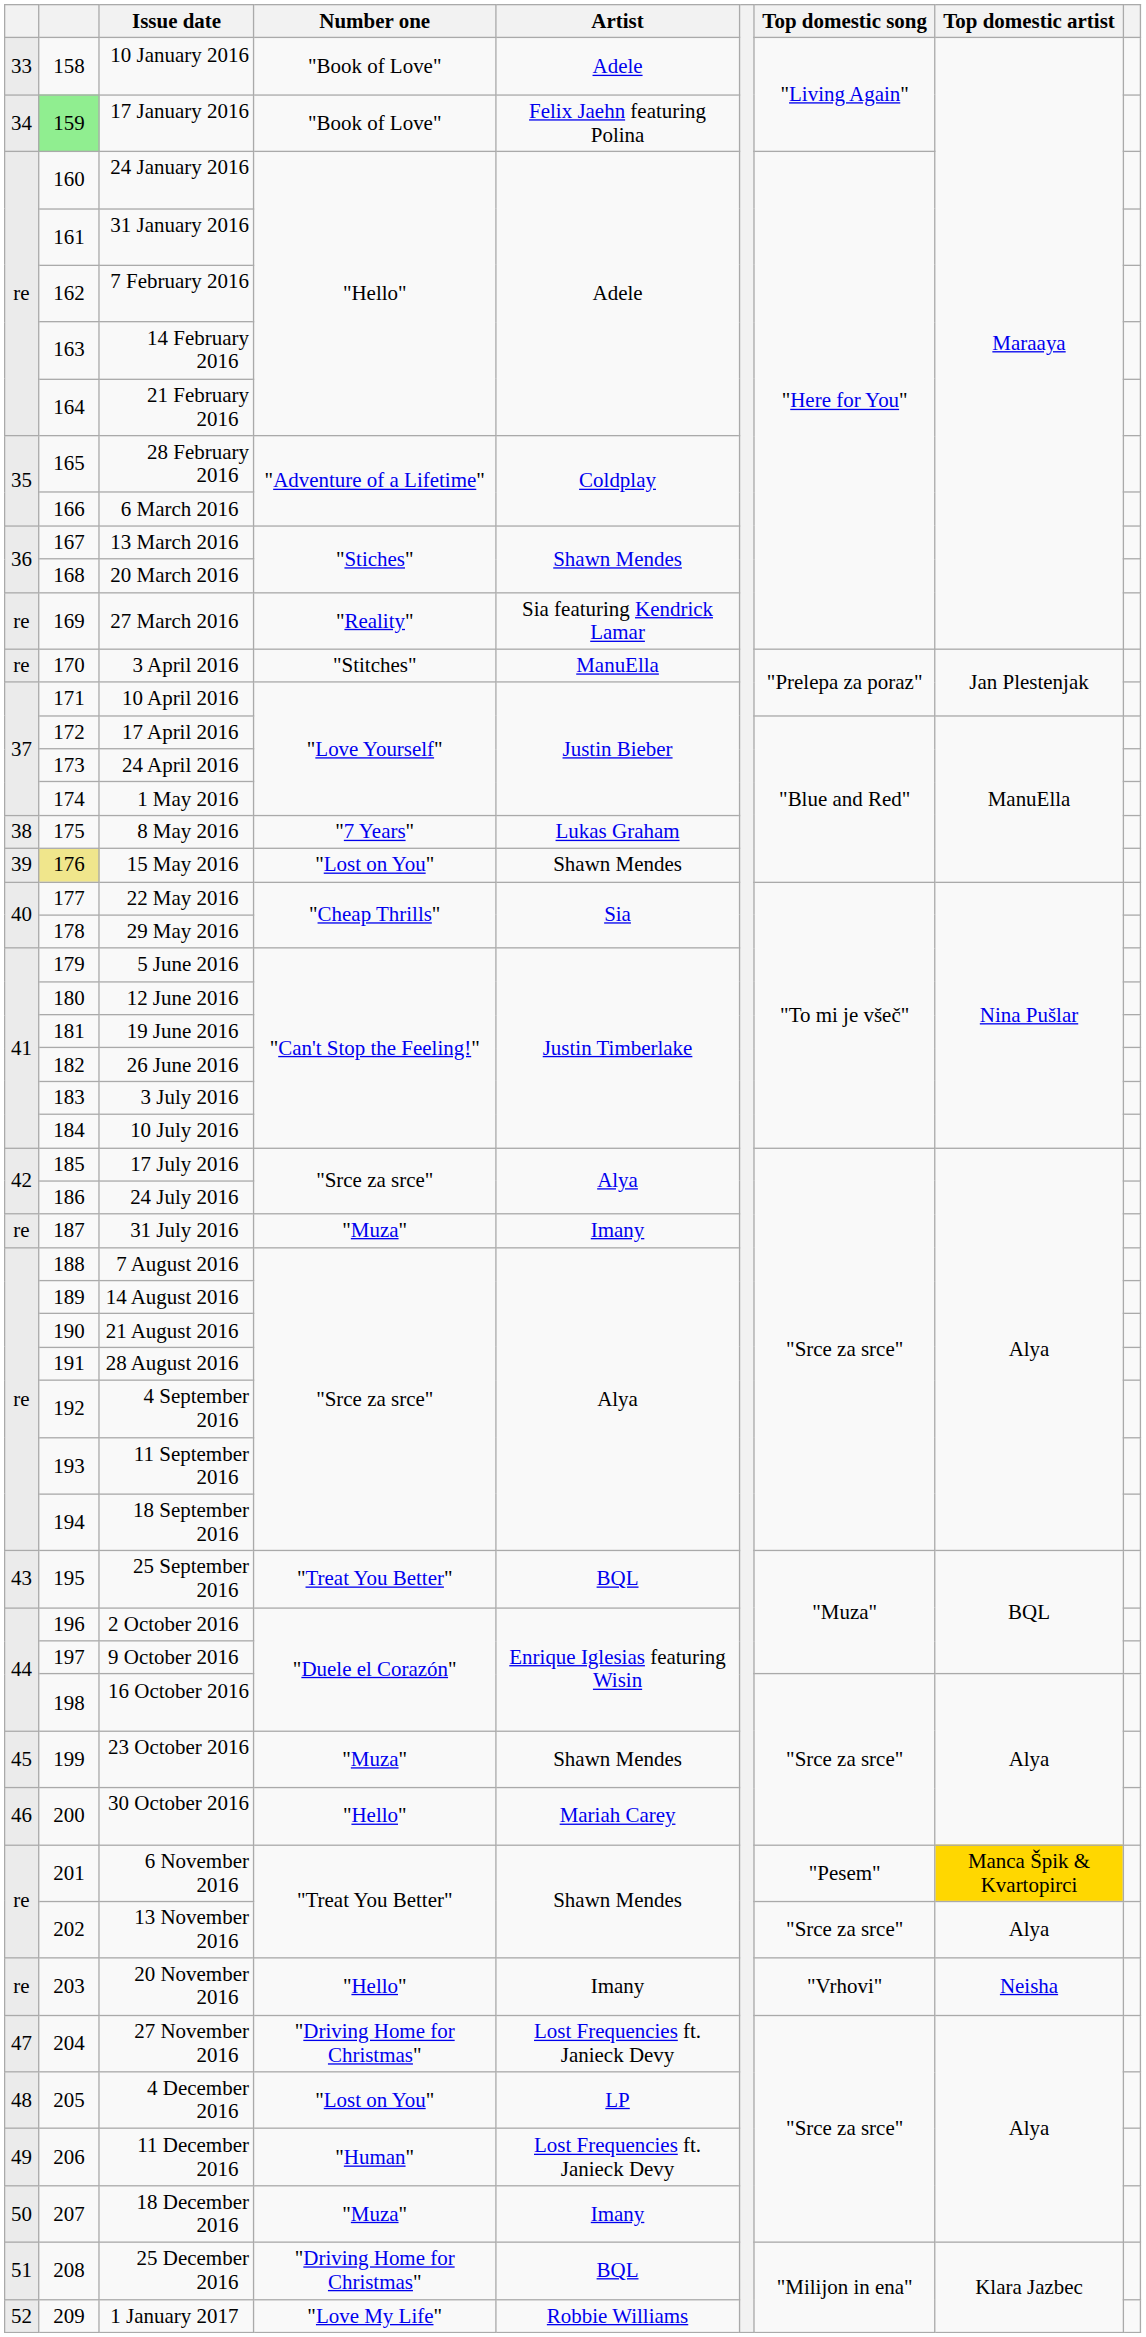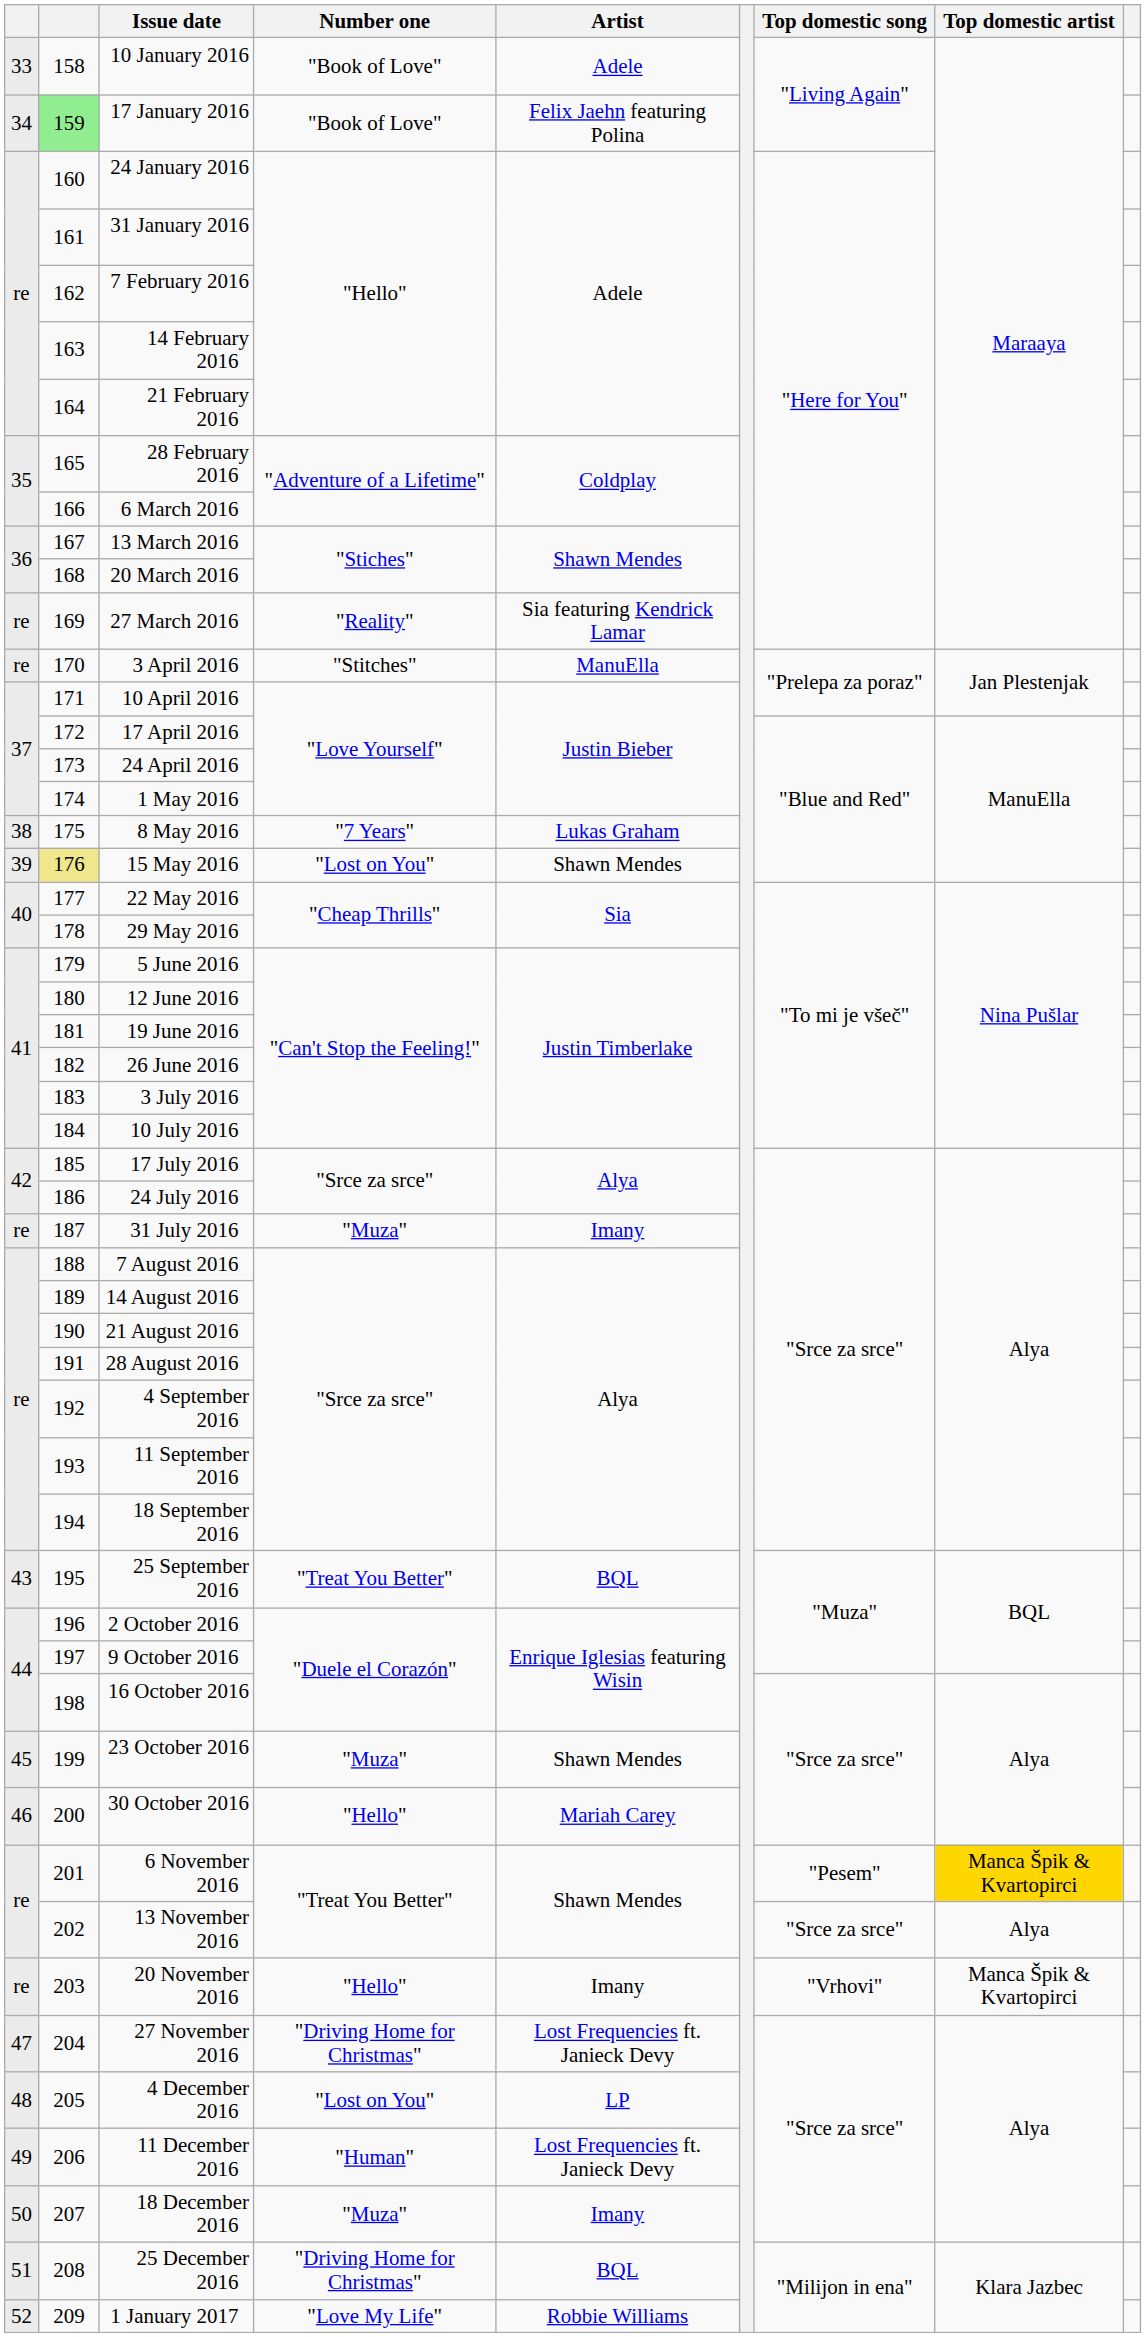(1029, 1986) Neisha -> (1029, 1986) Manca Špik & Kvartopirci
